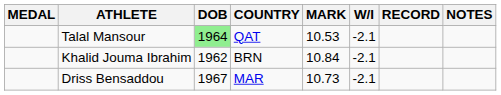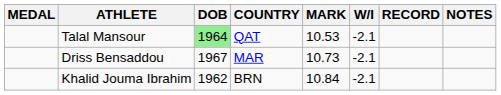rows swapped: (113, 79) <-> (126, 57)
